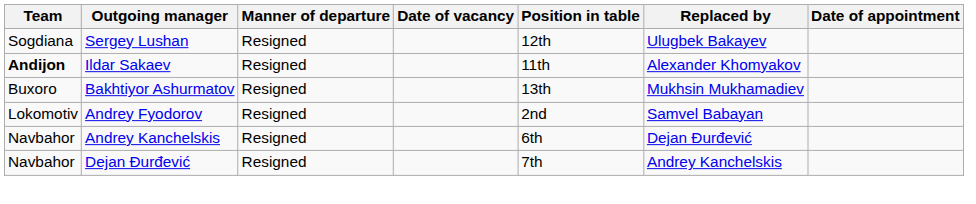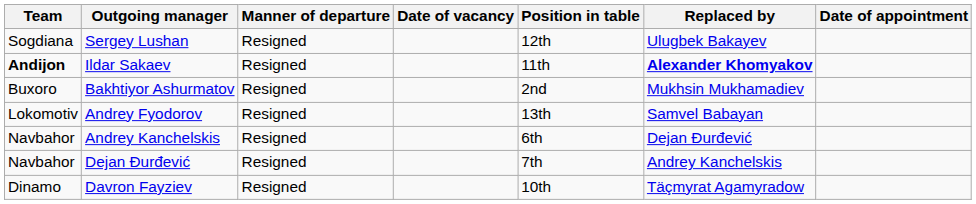(724, 65) normal -> (730, 65) bold
(536, 89) 13th -> (534, 89) 2nd
(534, 114) 2nd -> (536, 114) 13th
+ row: (138, 187)
